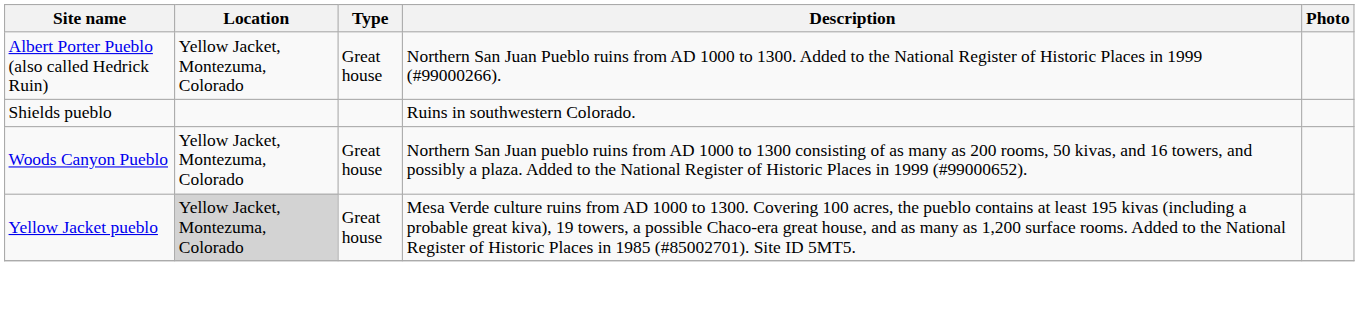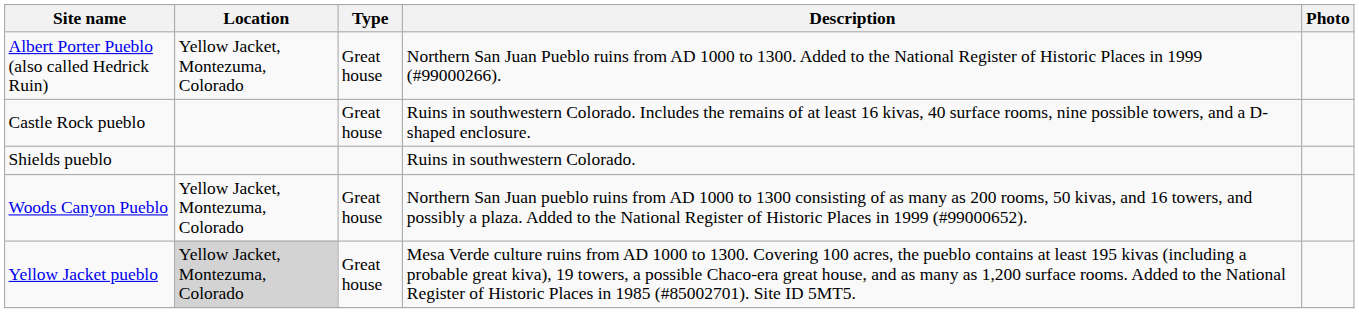+ row: (77, 122)
